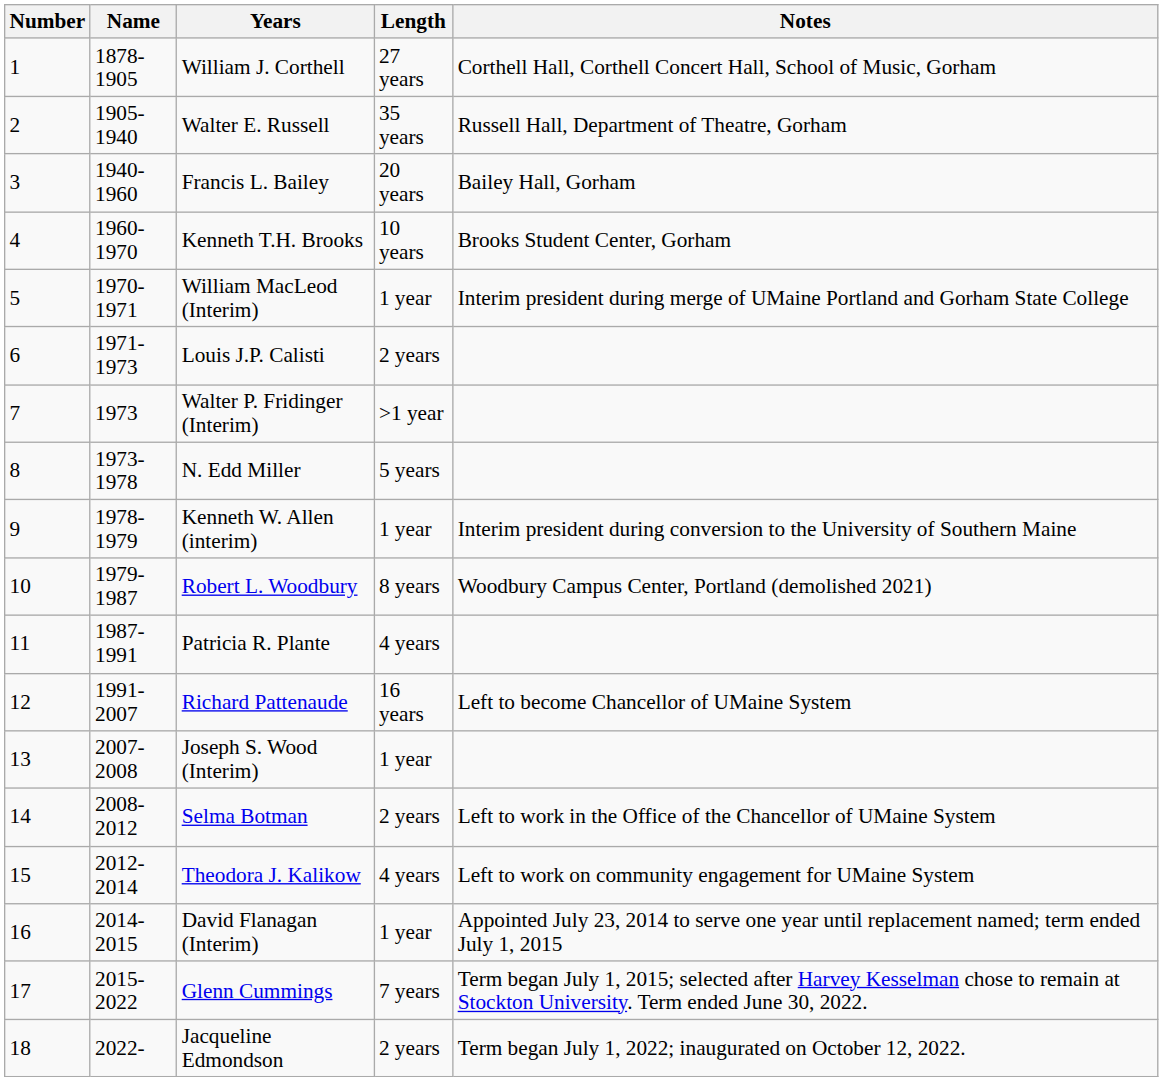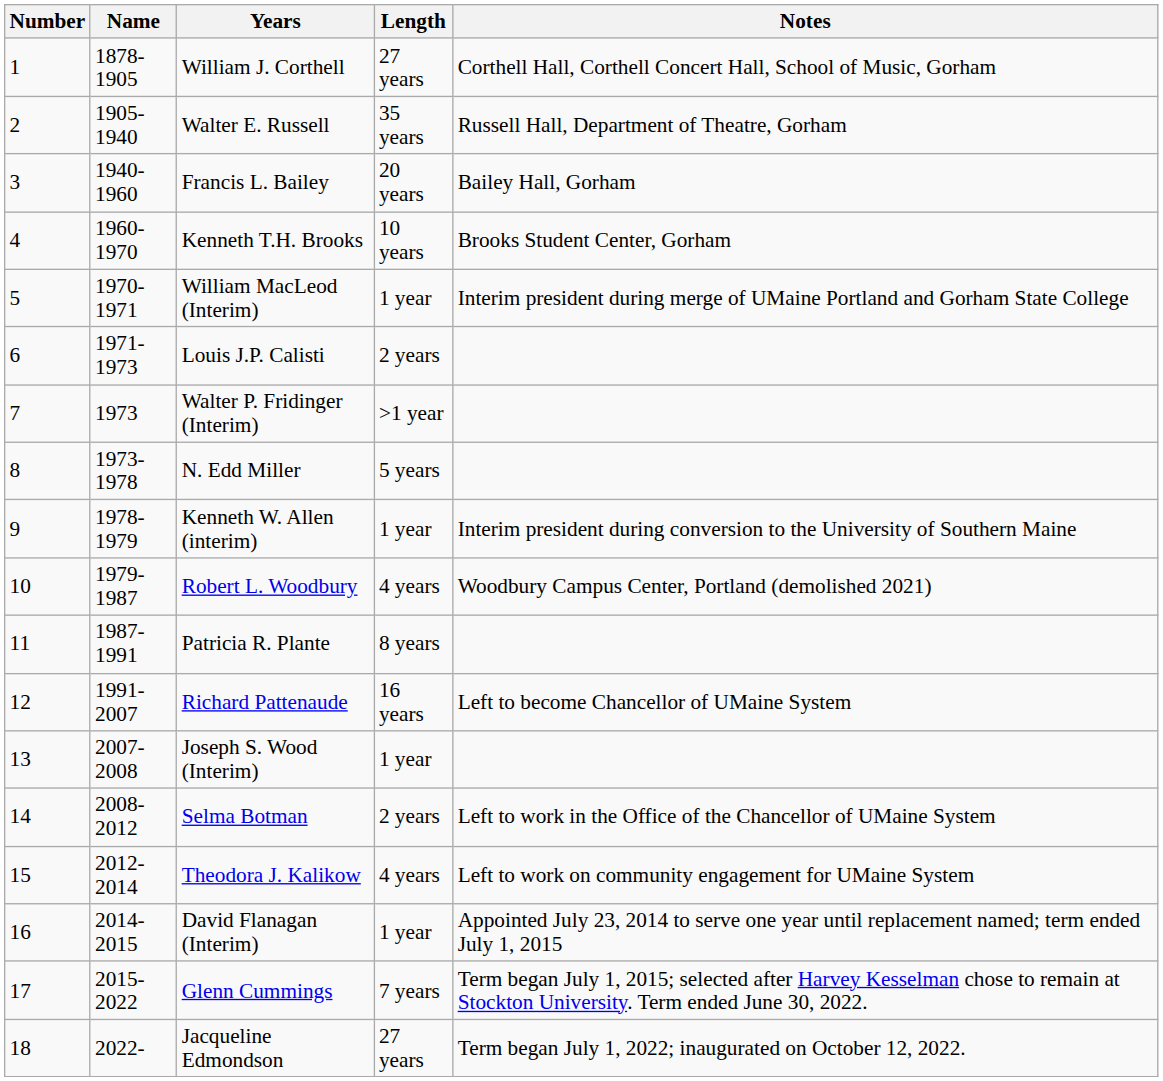(409, 586) 8 years -> (409, 586) 4 years
(409, 643) 4 years -> (409, 643) 8 years
(409, 1047) 2 years -> (401, 1047) 27 years
